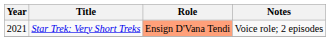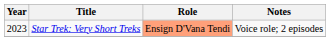(17, 28) 2021 -> (17, 28) 2023
